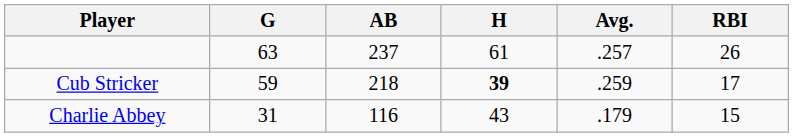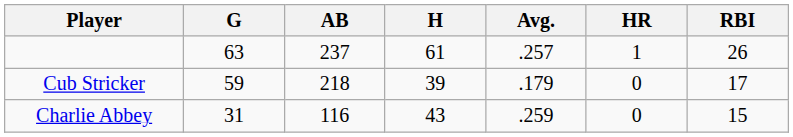+ column: (637, 20)
(499, 83) bold -> (435, 83) normal
(614, 83) .259 -> (536, 83) .179
(614, 115) .179 -> (536, 115) .259
